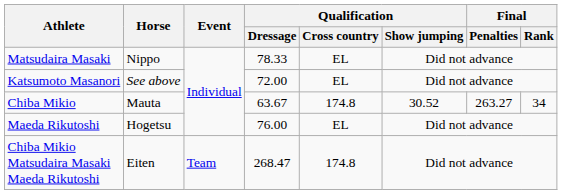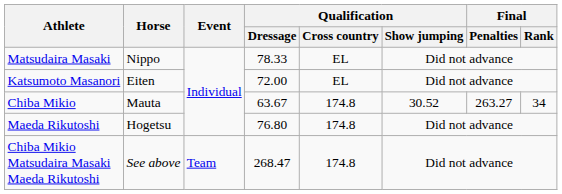(153, 81) See above -> (141, 81) Eiten
(272, 125) 76.00 -> (272, 125) 76.80
(340, 125) EL -> (340, 125) 174.8
(141, 163) Eiten -> (153, 163) See above
